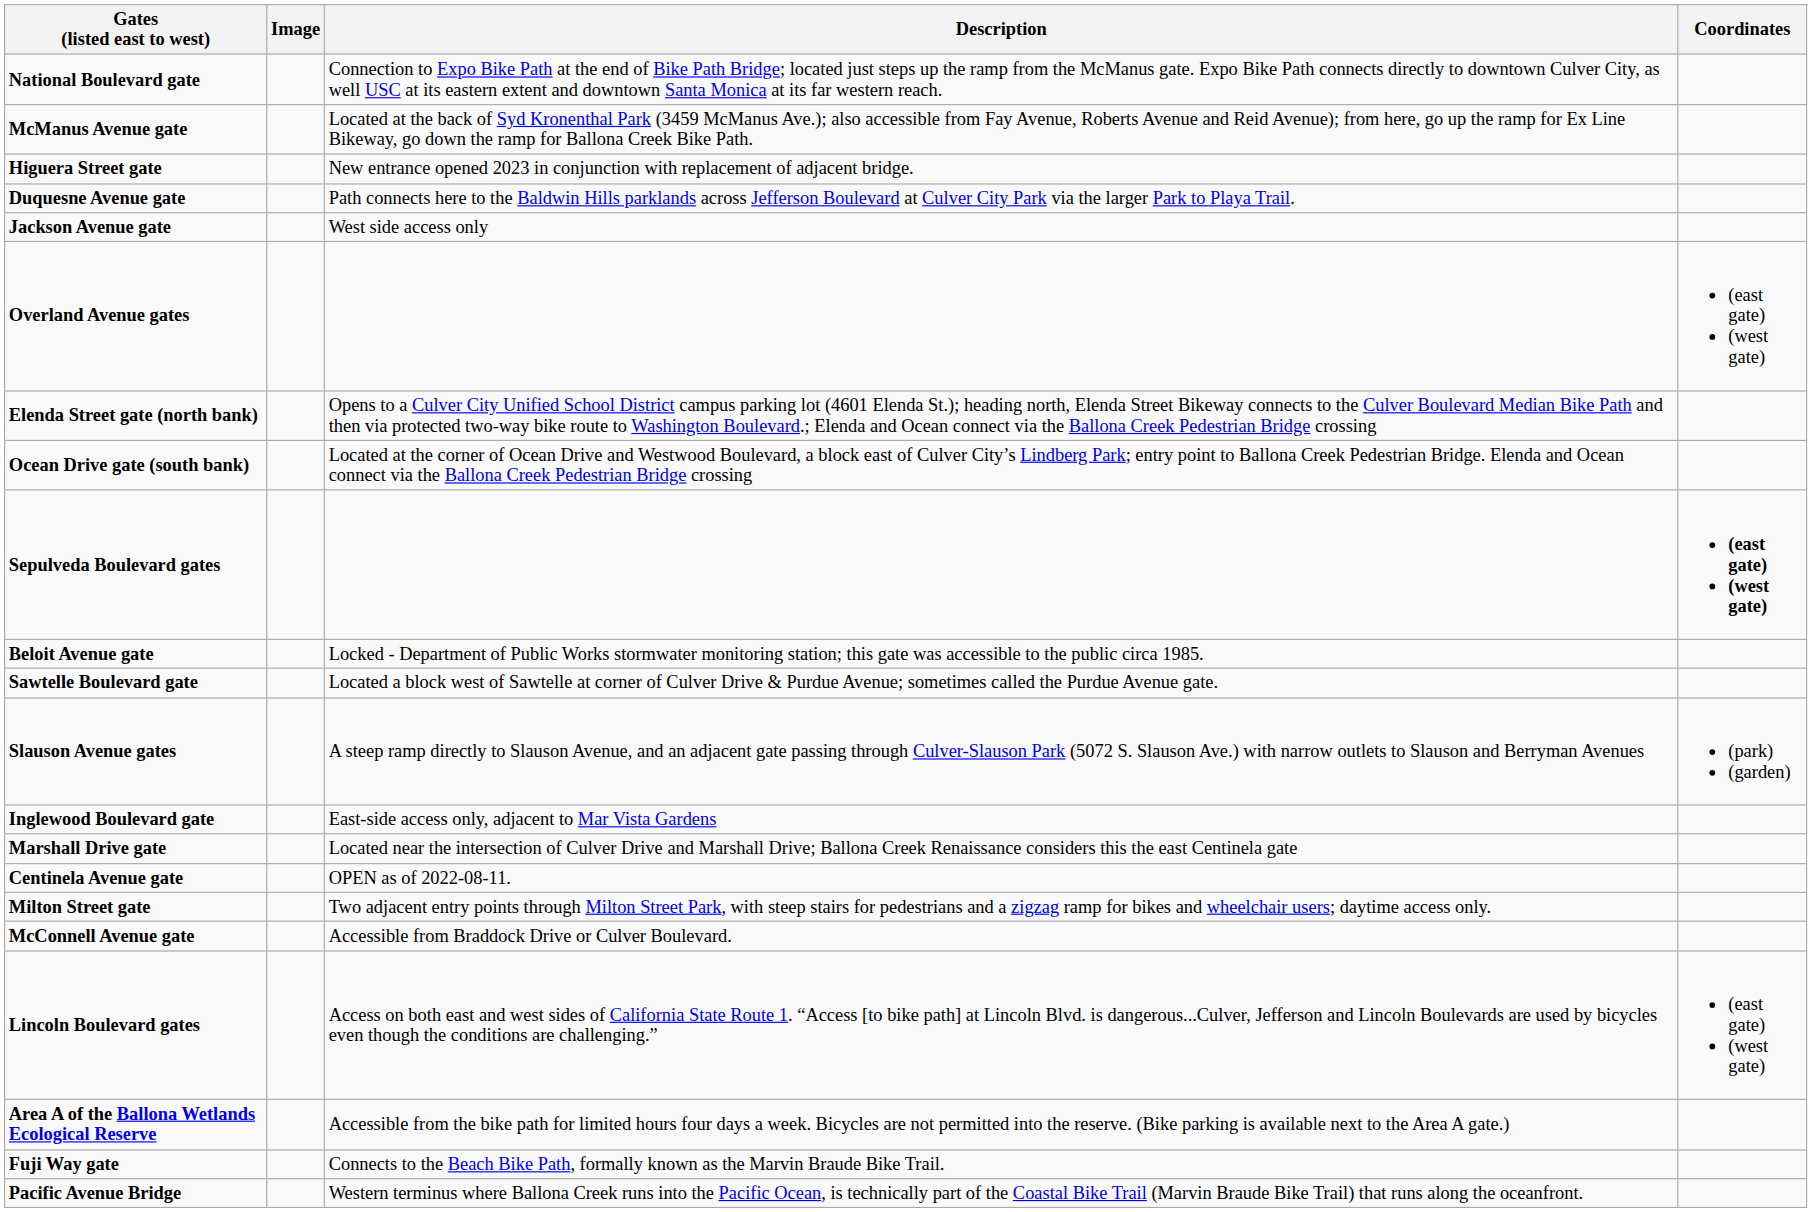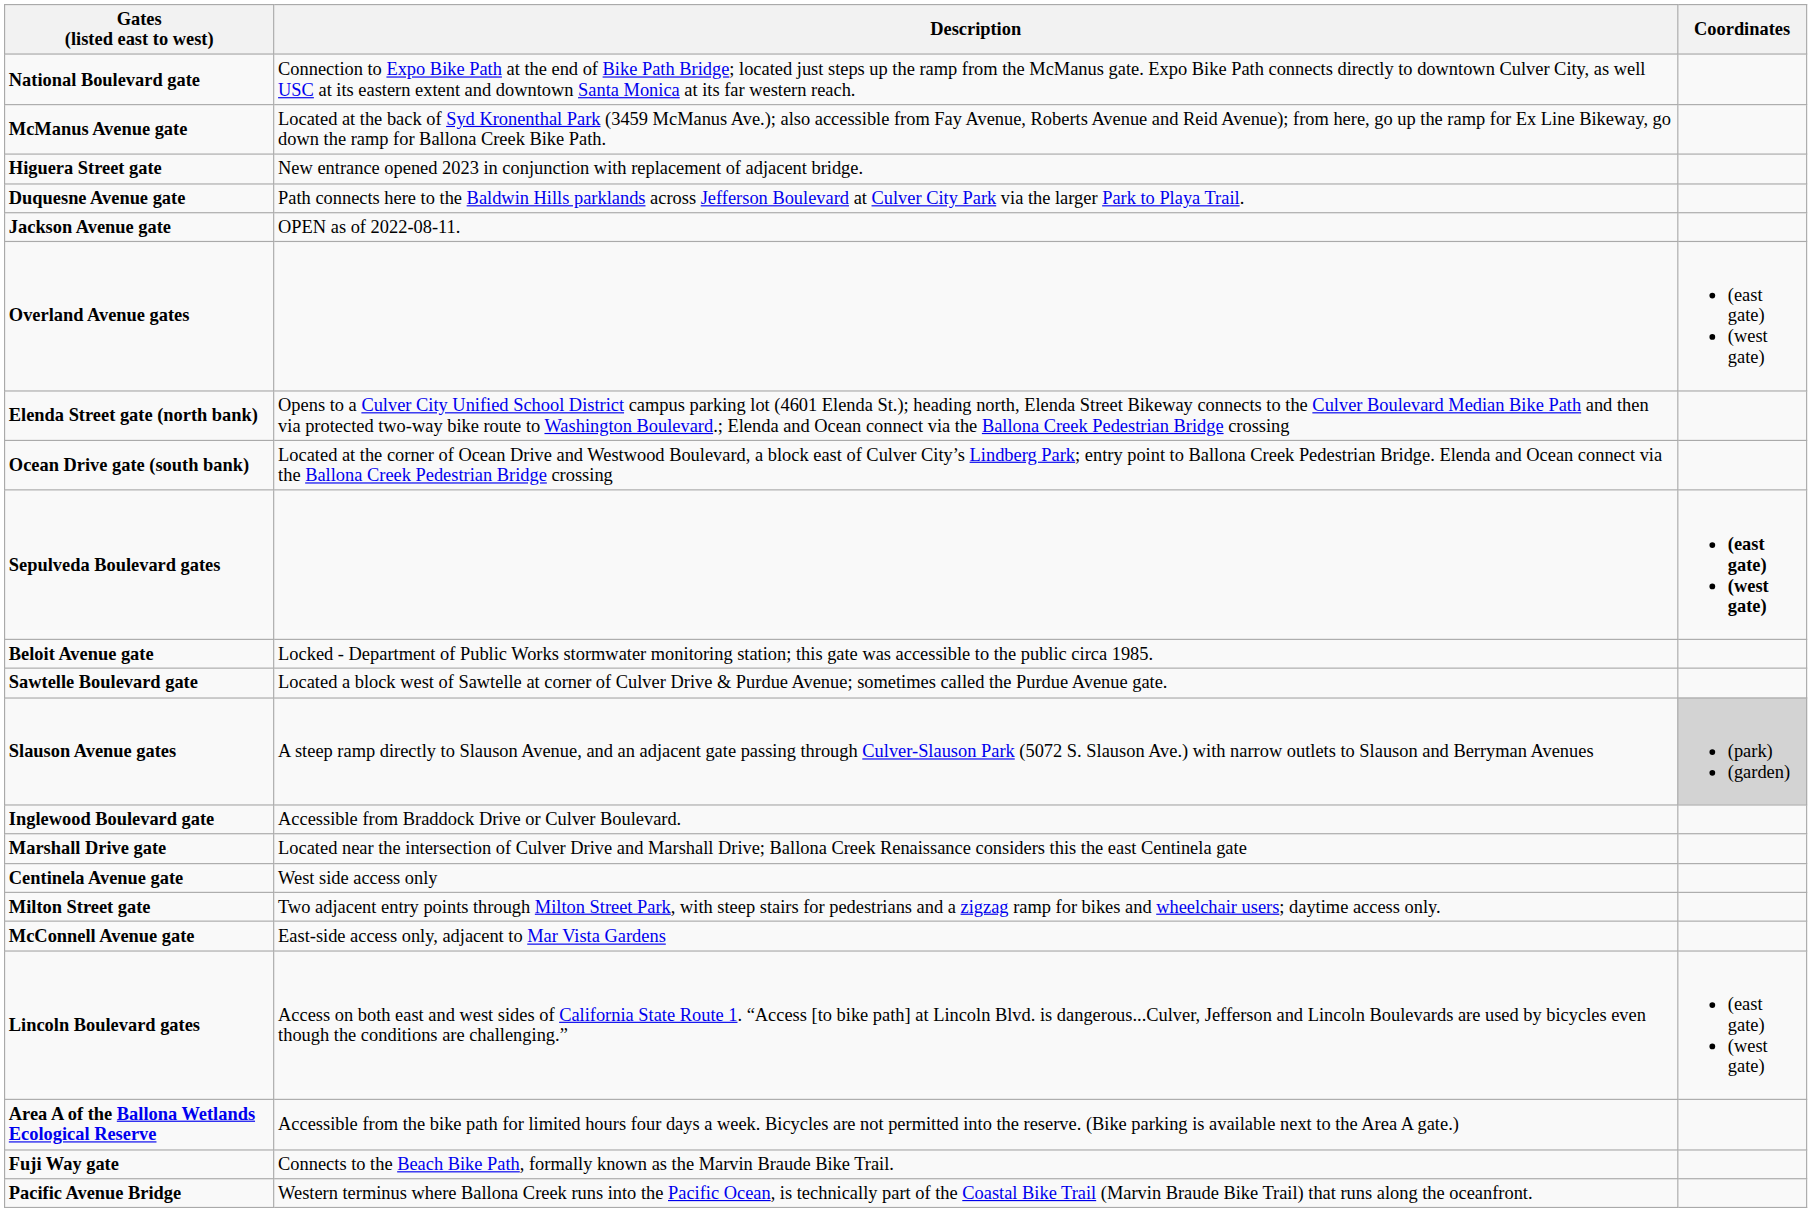- column: (296, 29)
(408, 227) West side access only -> (369, 227) OPEN as of 2022-08-11.
(1742, 761) no background -> (1742, 761) lightgrey background
(523, 819) East-side access only, adjacent to Mar Vista Gardens -> (480, 819) Accessible from Braddock Drive or Culver Boulevard.
(420, 877) OPEN as of 2022-08-11. -> (358, 877) West side access only
(530, 936) Accessible from Braddock Drive or Culver Boulevard. -> (472, 936) East-side access only, adjacent to Mar Vista Gardens
